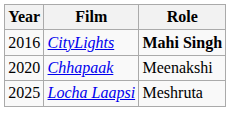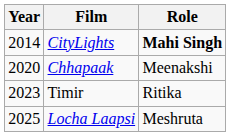(24, 42) 2016 -> (24, 42) 2014
+ row: (66, 93)
